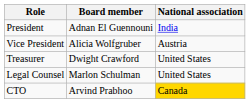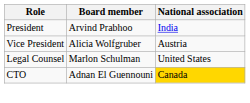(111, 28) Adnan El Guennouni -> (101, 28) Arvind Prabhoo
- row: (25, 59)
(101, 91) Arvind Prabhoo -> (111, 75) Adnan El Guennouni
